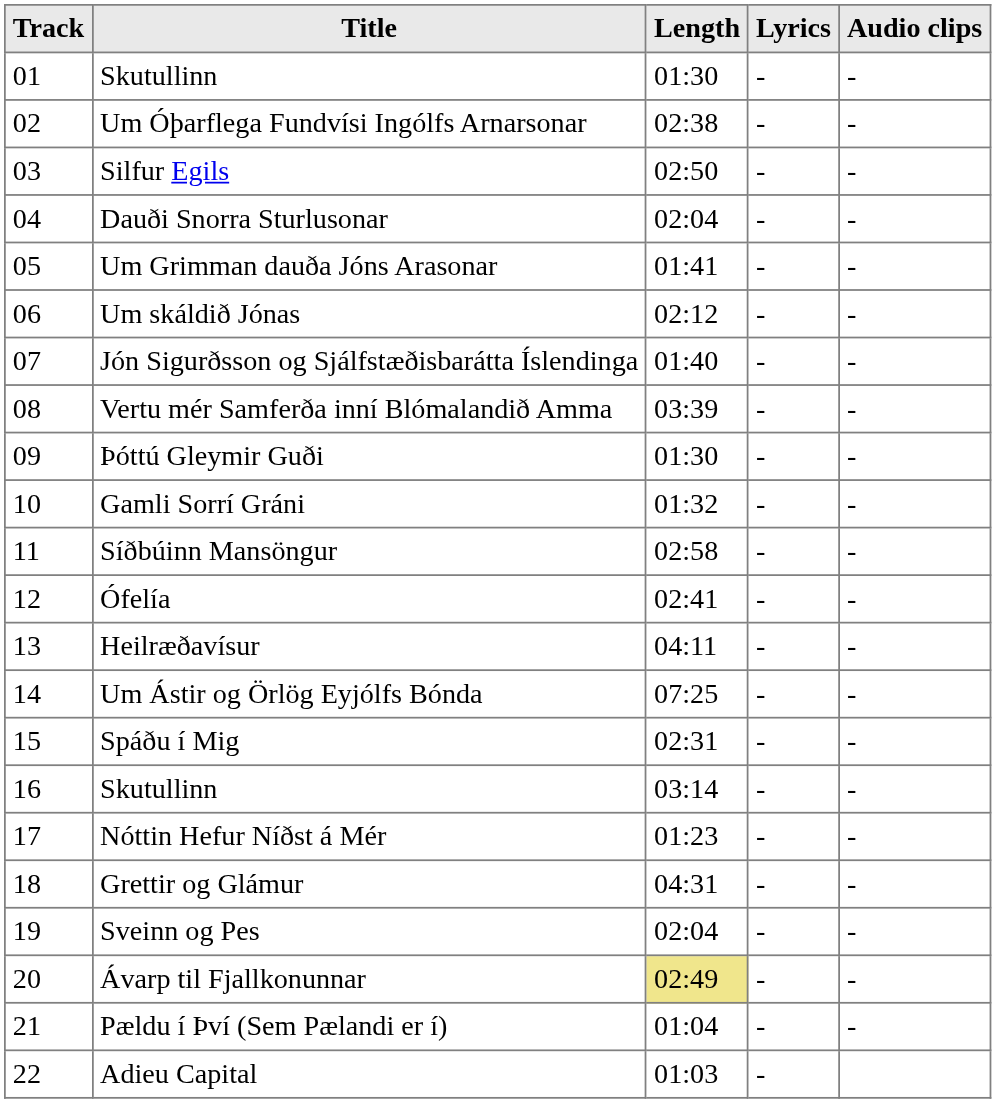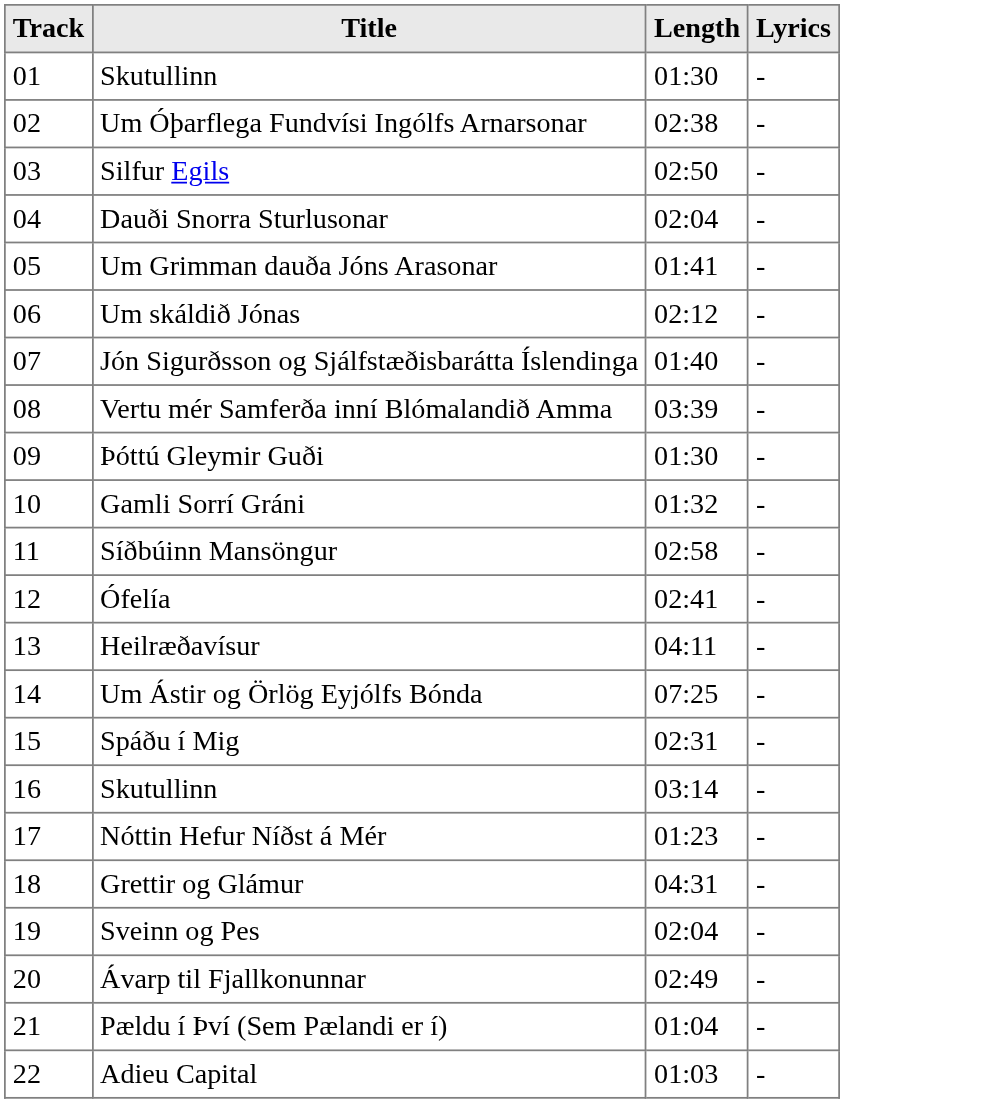- column: (915, 28)
(686, 978) khaki background -> (686, 978) no background
